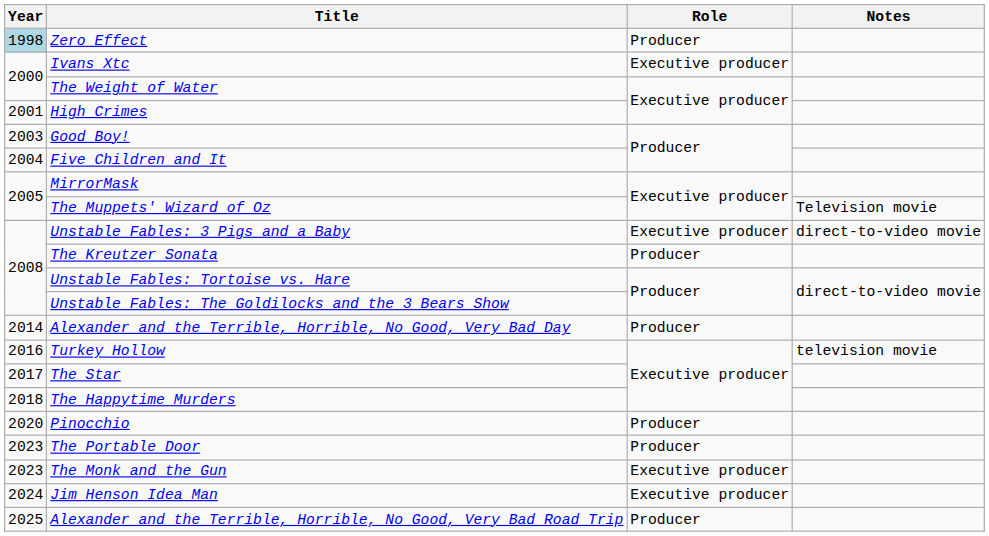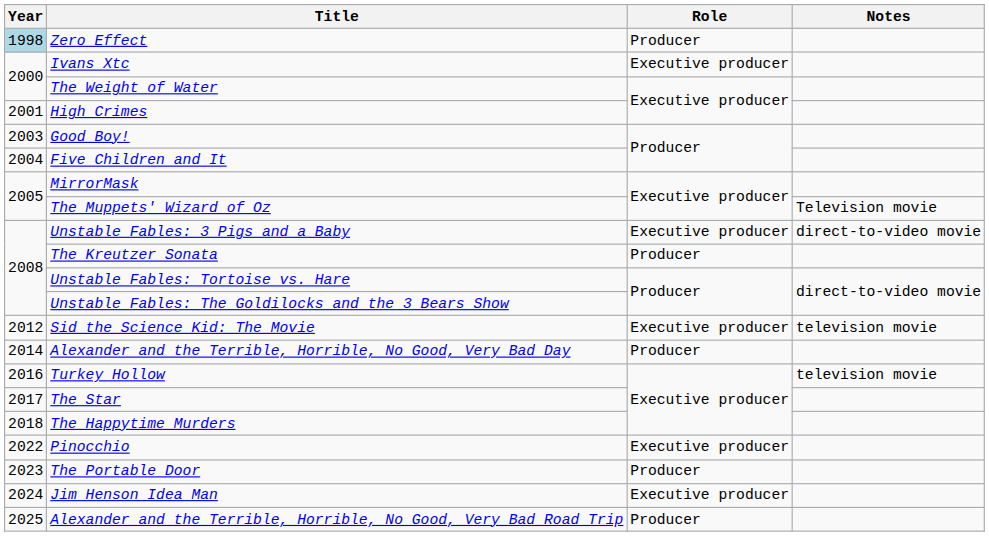+ row: (183, 328)
(26, 424) 2020 -> (26, 447) 2022
(666, 424) Producer -> (710, 447) Executive producer
- row: (138, 471)
